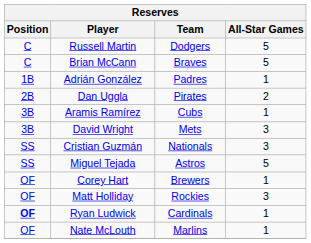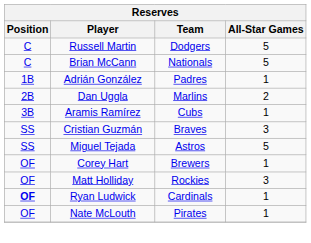(190, 63) Braves -> (190, 63) Nationals
(190, 96) Pirates -> (190, 96) Marlins
- row: (103, 130)
(190, 146) Nationals -> (190, 130) Braves
(190, 230) Marlins -> (190, 213) Pirates
